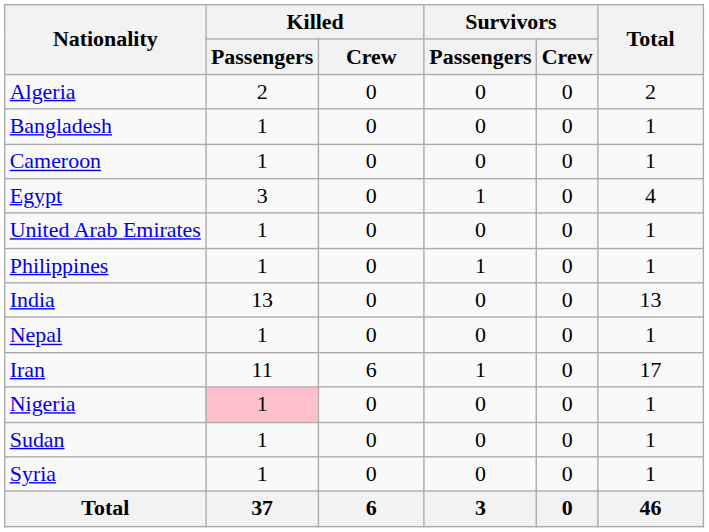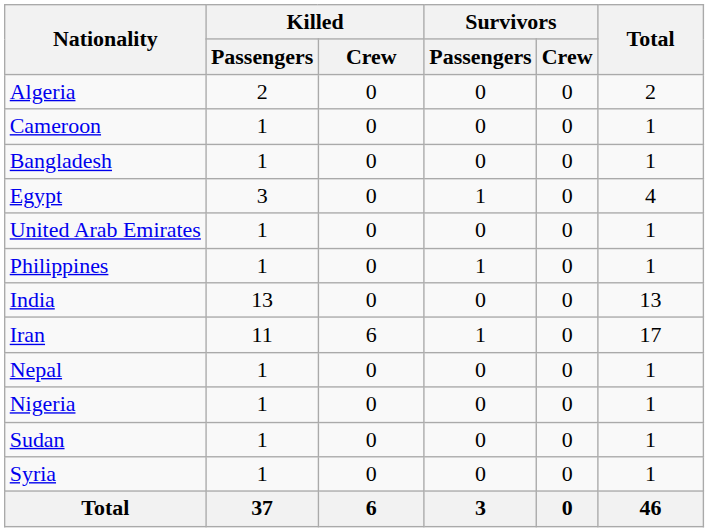rows swapped: (61, 126) <-> (55, 160)
rows swapped: (27, 369) <-> (36, 334)
(262, 404) pink background -> (262, 404) no background
